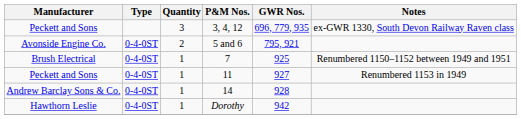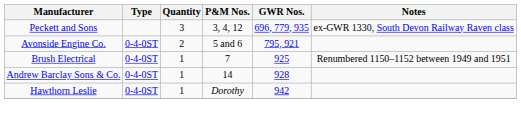- row: (228, 75)
